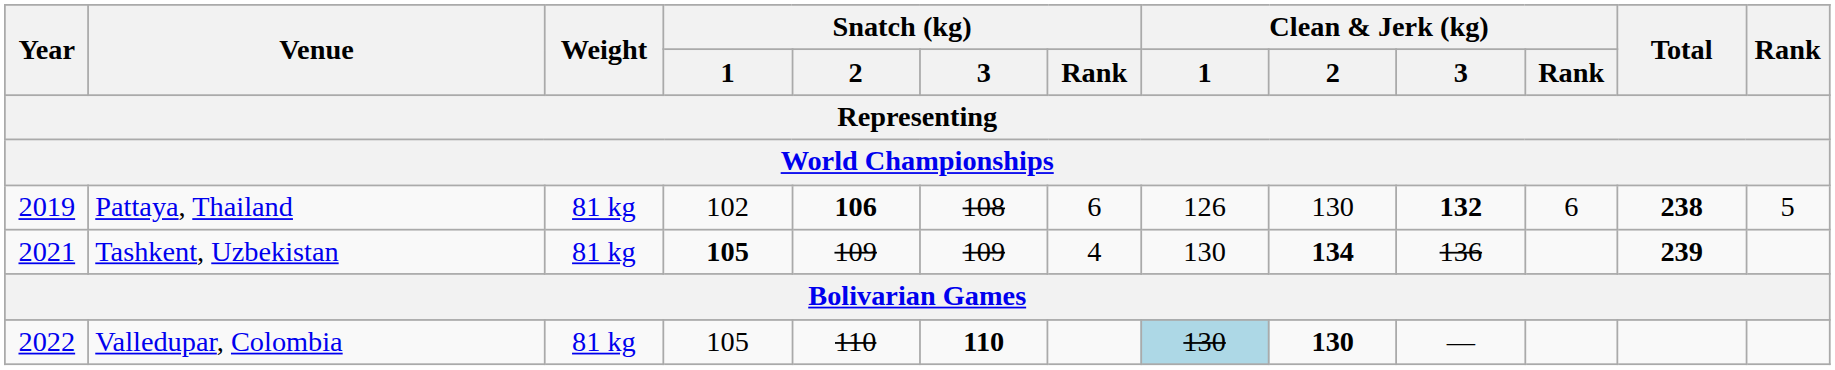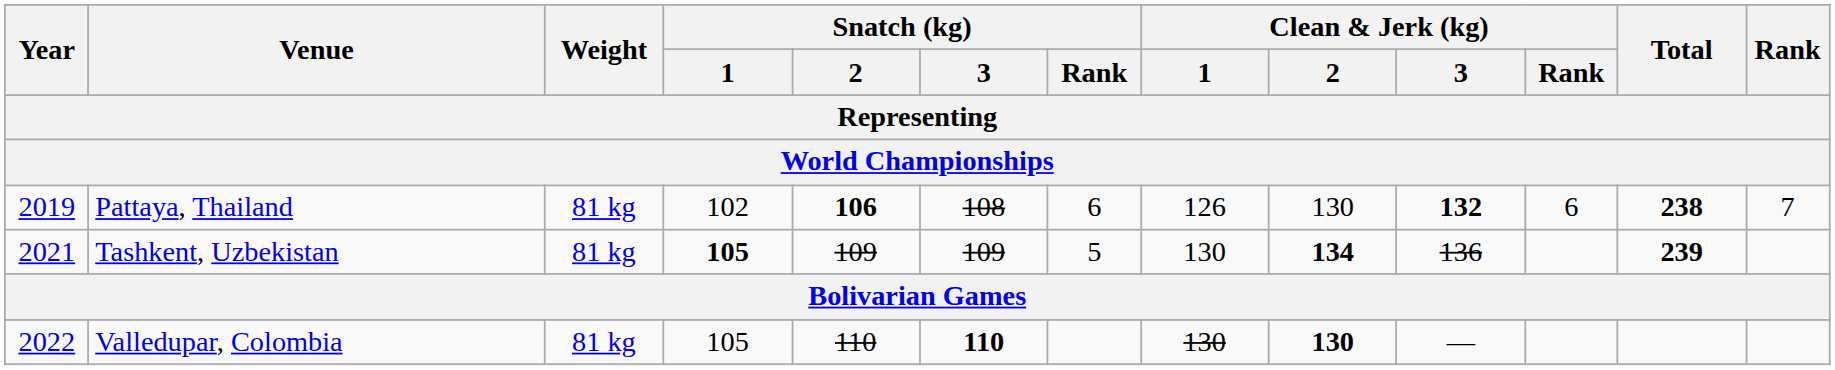(1788, 206) 5 -> (1788, 206) 7
(1094, 251) 4 -> (1094, 251) 5
(1205, 341) lightblue background -> (1205, 341) no background
